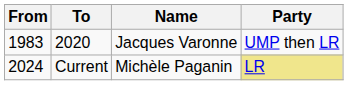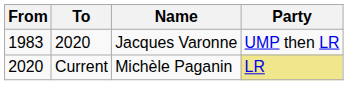(26, 67) 2024 -> (26, 67) 2020
